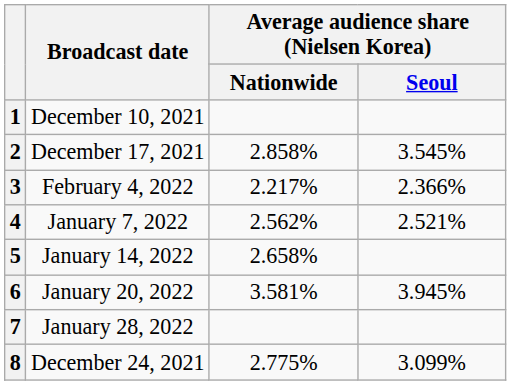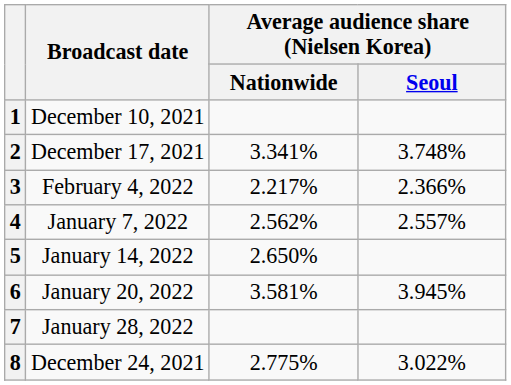(284, 151) 2.858% -> (284, 151) 3.341%
(432, 151) 3.545% -> (432, 151) 3.748%
(432, 221) 2.521% -> (432, 221) 2.557%
(284, 256) 2.658% -> (284, 256) 2.650%
(432, 362) 3.099% -> (432, 362) 3.022%
